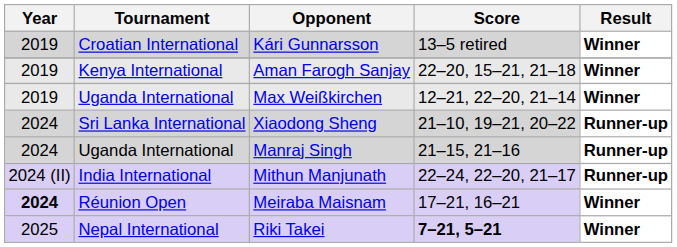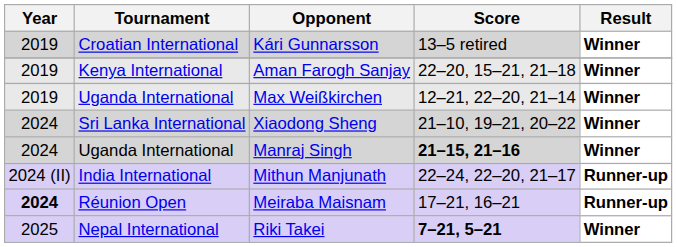(626, 124) Runner-up -> (612, 124) Winner
(469, 150) normal -> (469, 150) bold
(626, 150) Runner-up -> (612, 150) Winner
(612, 203) Winner -> (626, 203) Runner-up
